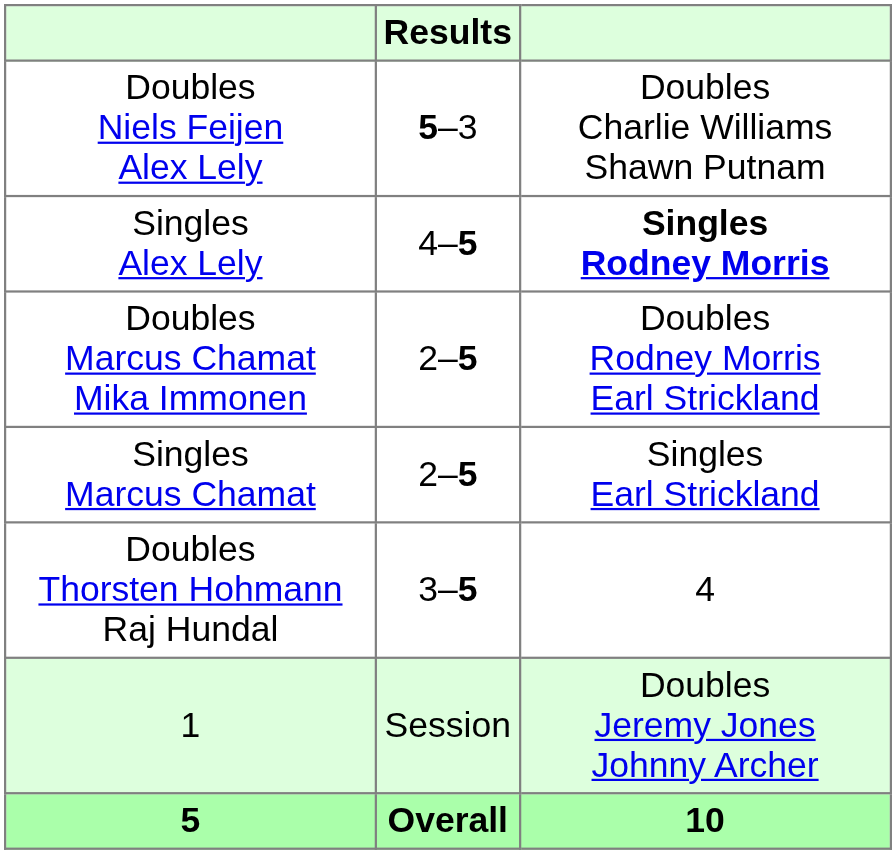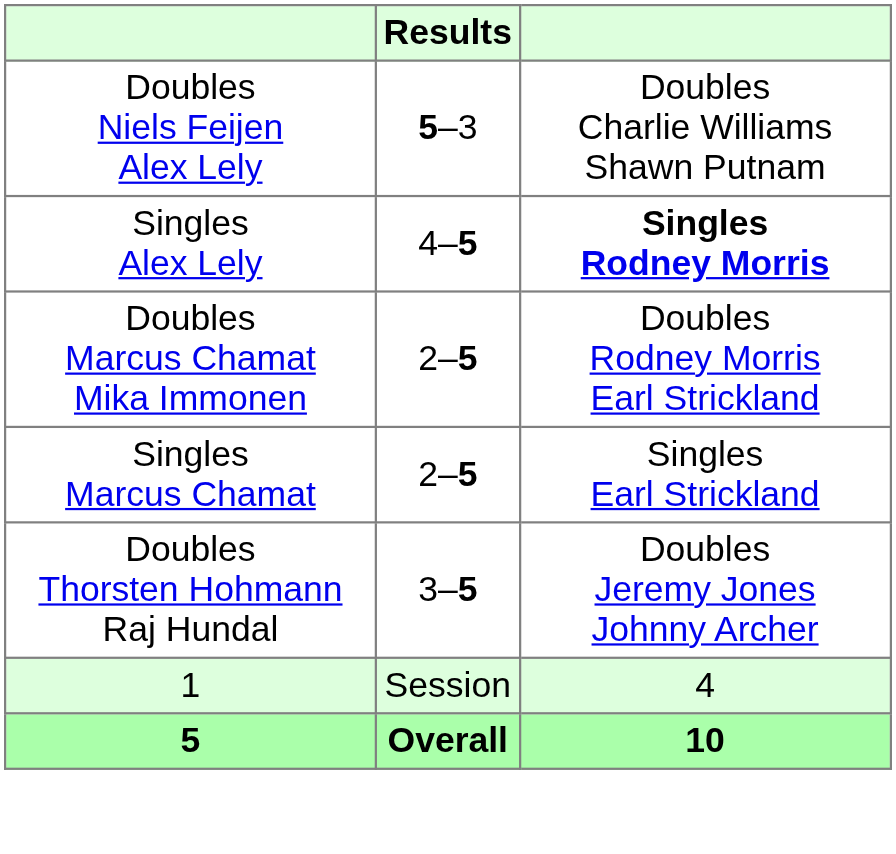(705, 589) 4 -> (705, 589) Doubles Jeremy Jones Johnny Archer
(705, 724) Doubles Jeremy Jones Johnny Archer -> (705, 684) 4
